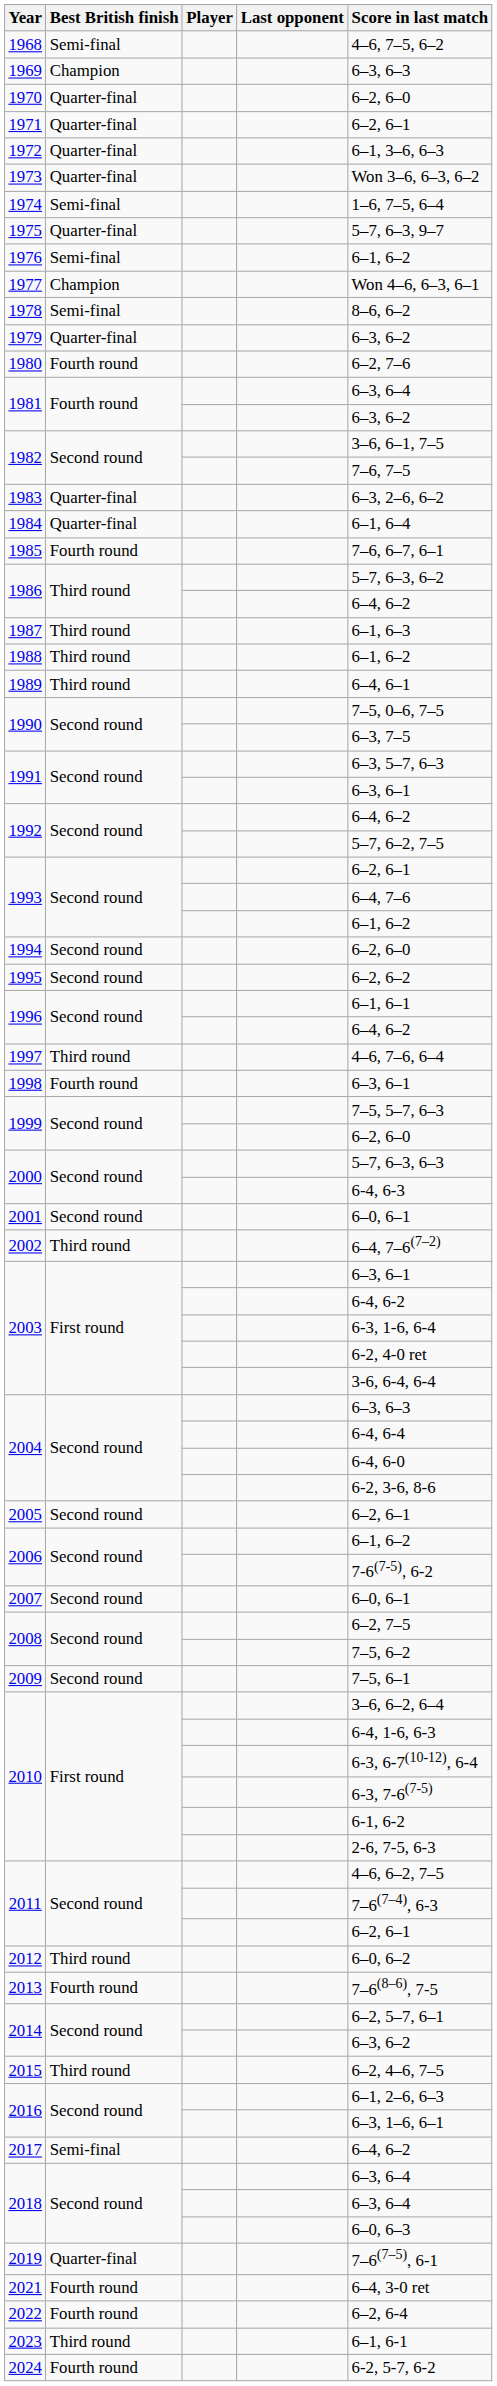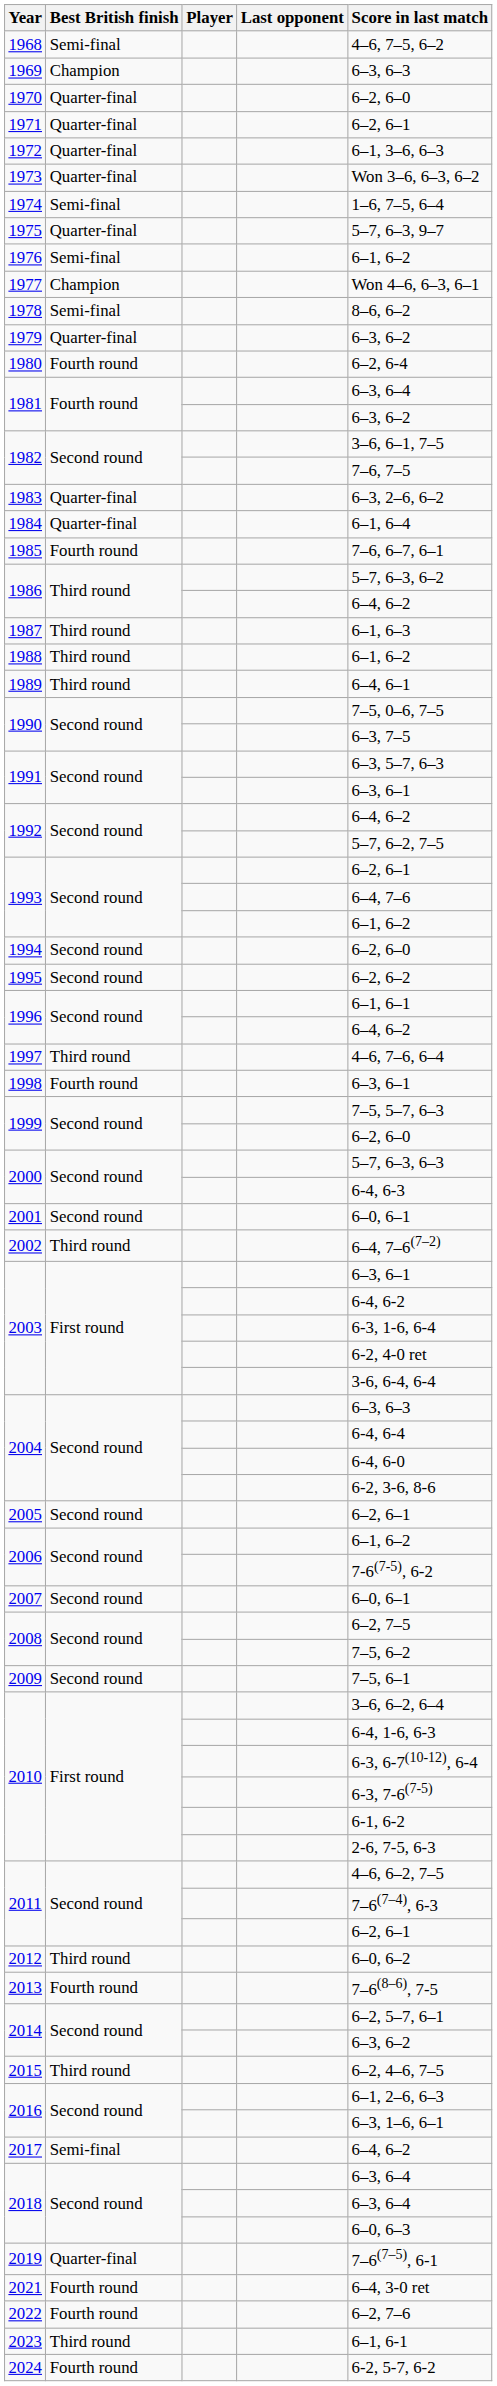(381, 364) 6–2, 7–6 -> (380, 364) 6–2, 6-4
(380, 2314) 6–2, 6-4 -> (381, 2314) 6–2, 7–6
